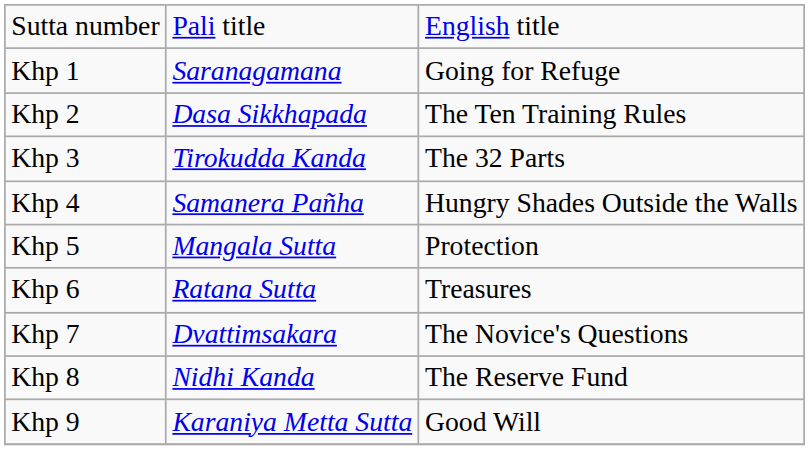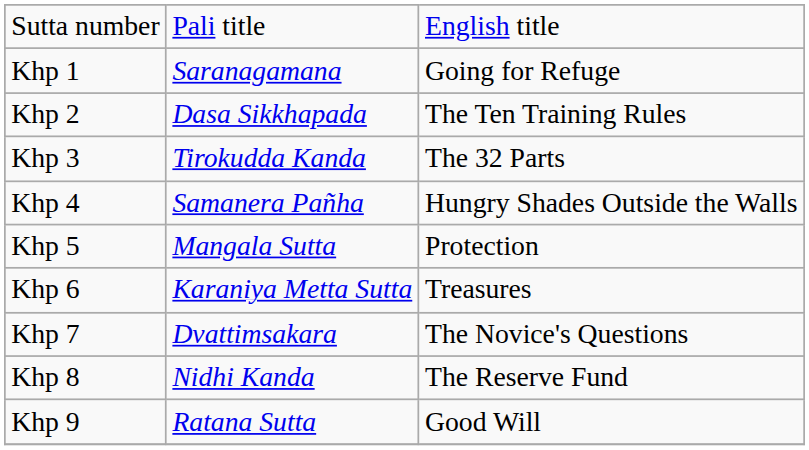(244, 289) Ratana Sutta -> (292, 289) Karaniya Metta Sutta
(292, 421) Karaniya Metta Sutta -> (244, 421) Ratana Sutta
